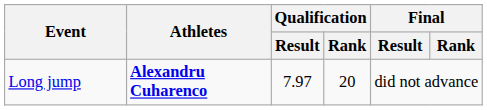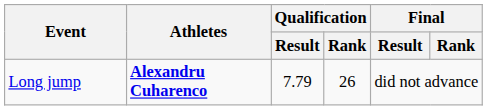(297, 82) 7.97 -> (297, 82) 7.79
(347, 82) 20 -> (347, 82) 26
